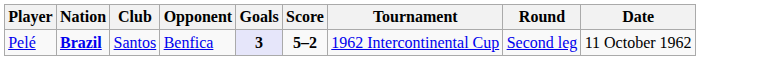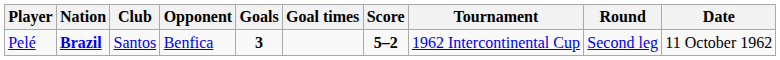+ column: (323, 17)
(259, 42) lavender background -> (259, 42) no background
